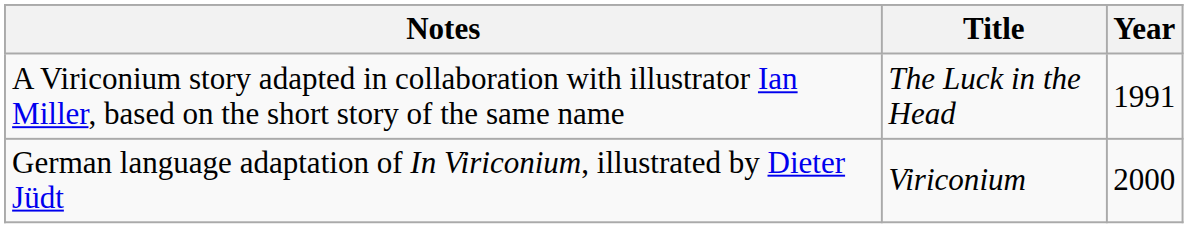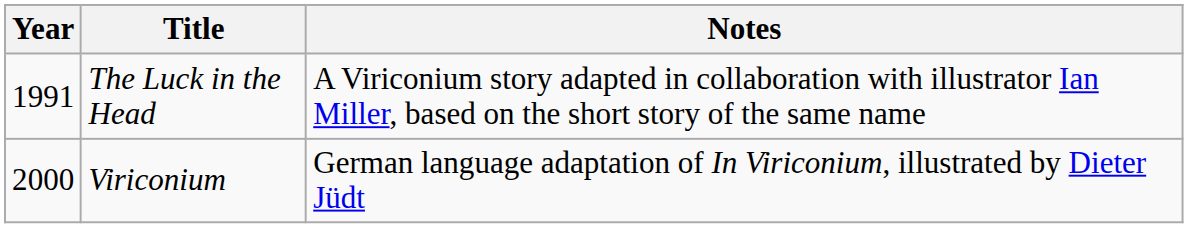columns swapped: (1144, 29) <-> (443, 29)
